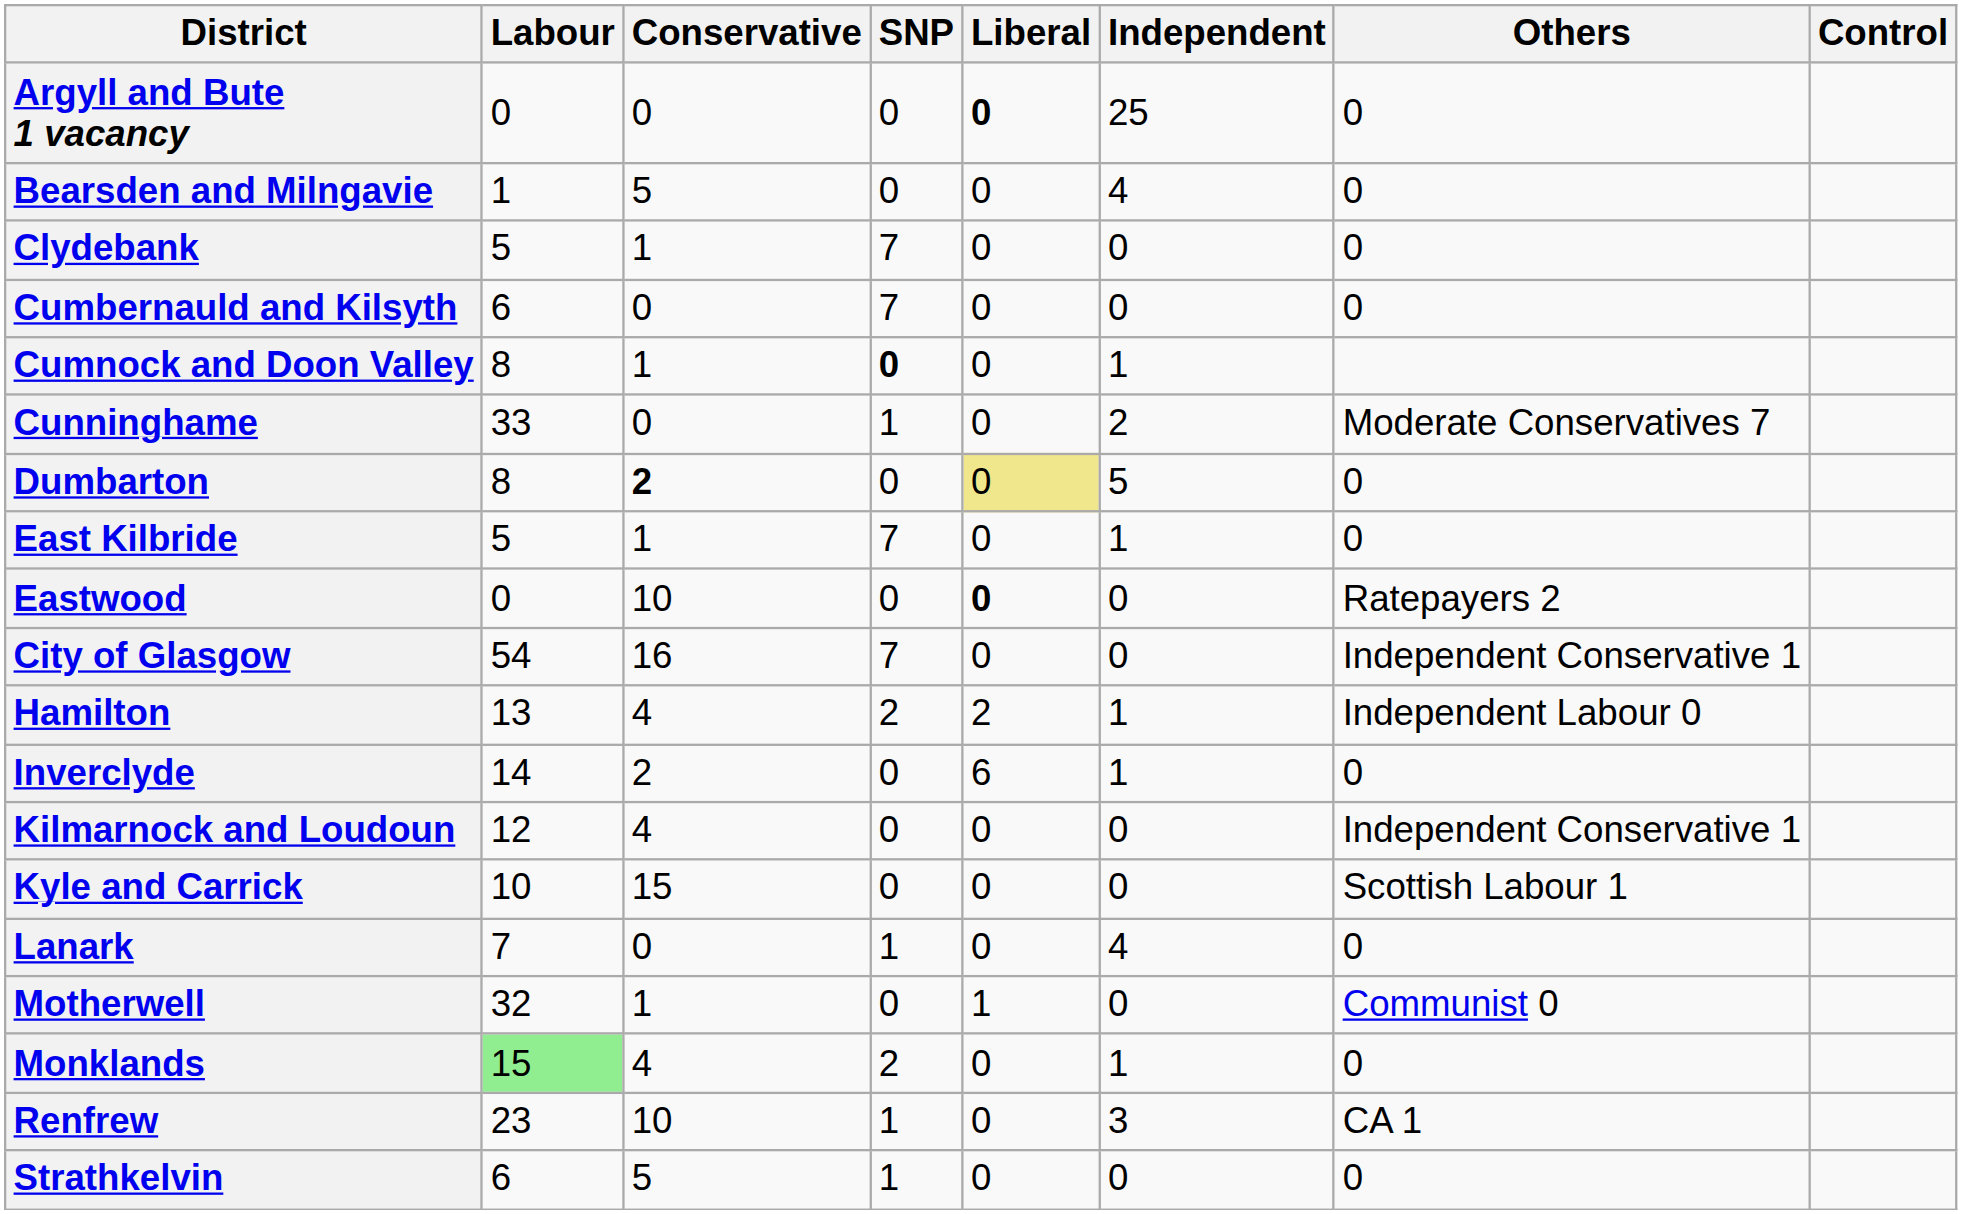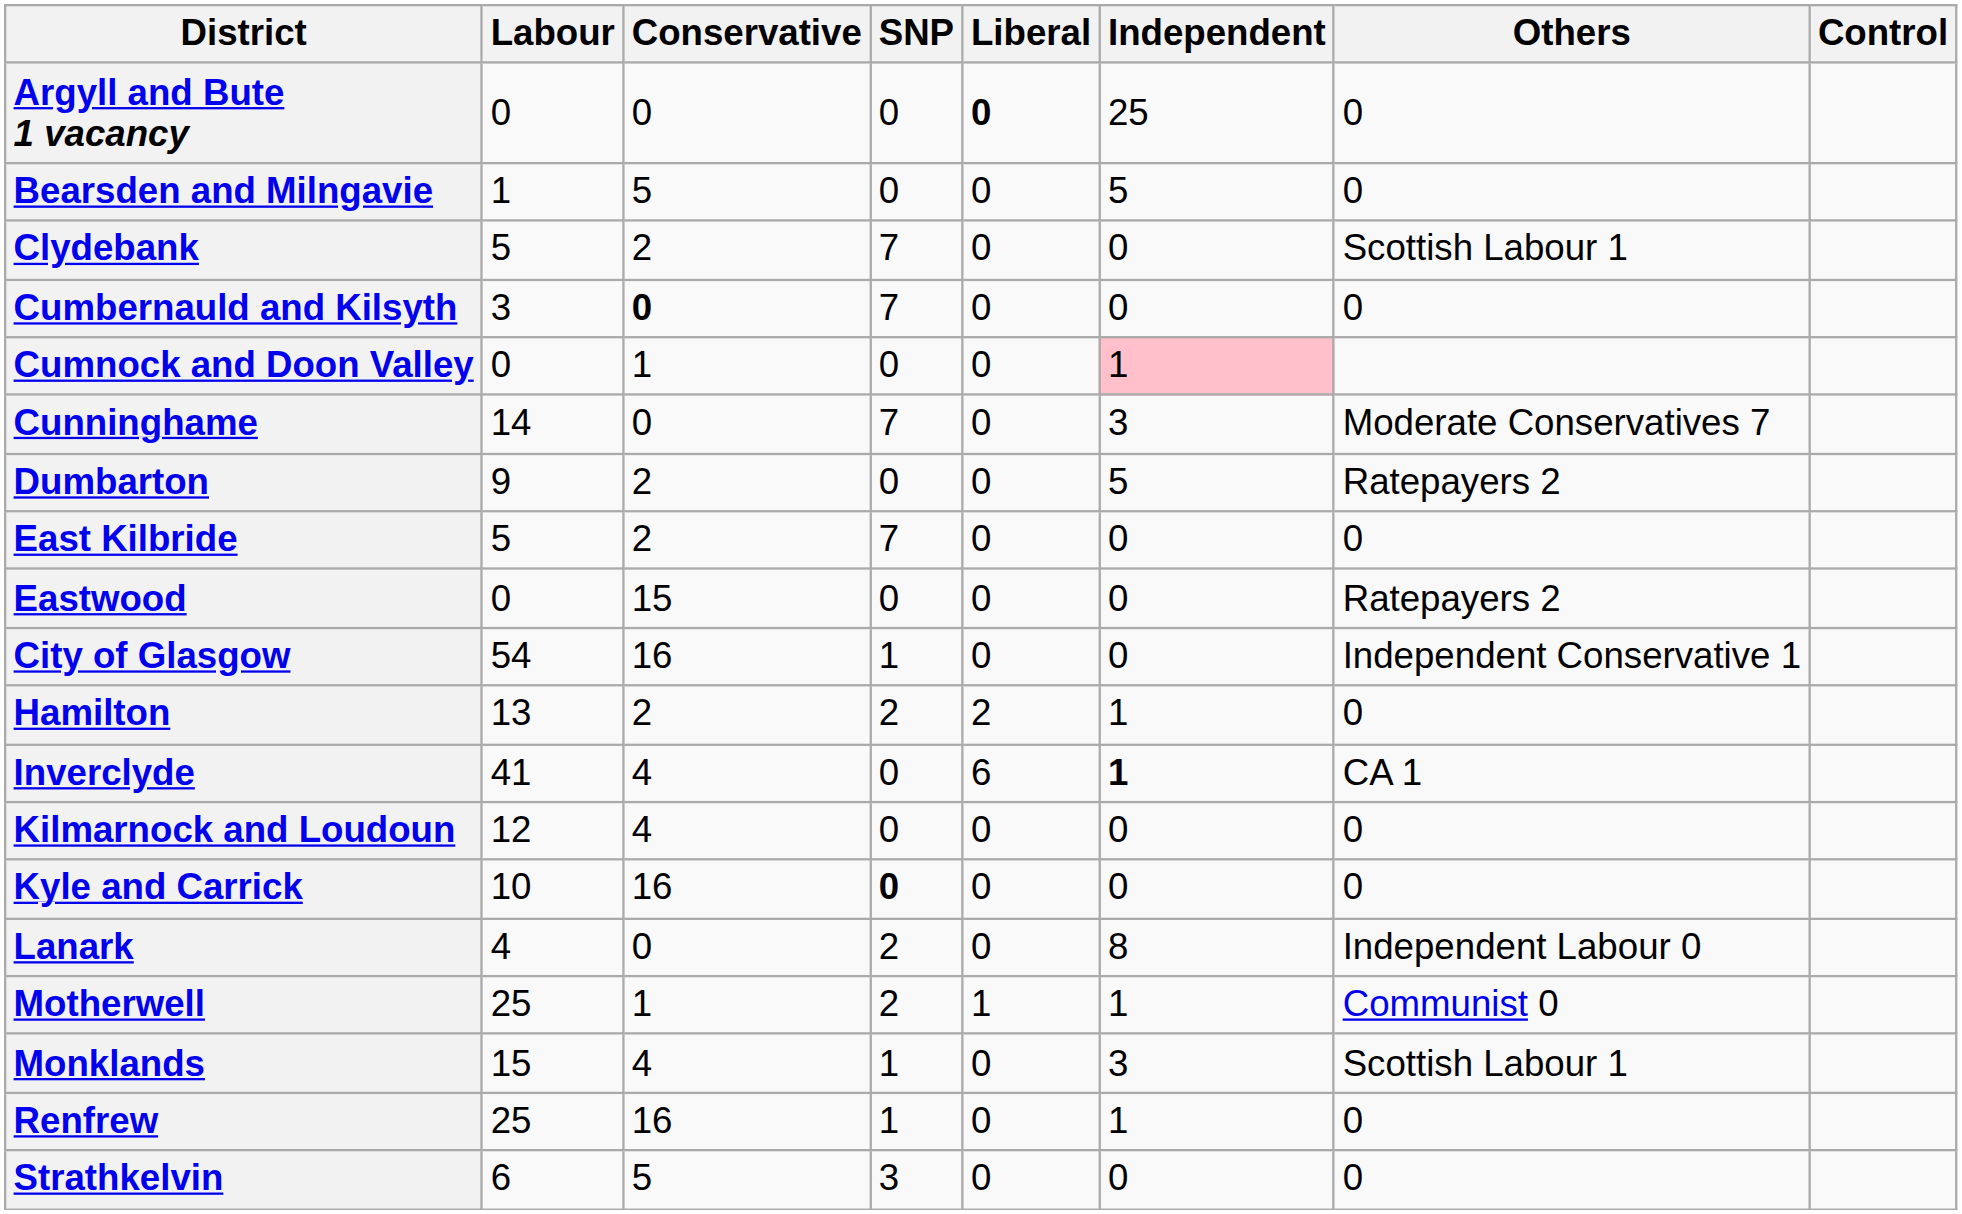(1118, 190) 4 -> (1118, 190) 5
(642, 249) 1 -> (642, 249) 2
(1353, 249) 0 -> (1485, 249) Scottish Labour 1
(501, 307) 6 -> (501, 307) 3
(642, 307) normal -> (642, 307) bold
(501, 365) 8 -> (501, 365) 0
(889, 365) bold -> (889, 365) normal
(1118, 365) no background -> (1118, 365) pink background
(511, 423) 33 -> (511, 423) 14
(889, 423) 1 -> (889, 423) 7
(1118, 423) 2 -> (1118, 423) 3
(501, 481) 8 -> (501, 481) 9
(642, 481) bold -> (642, 481) normal
(981, 481) khaki background -> (981, 481) no background
(1353, 481) 0 -> (1452, 481) Ratepayers 2
(642, 539) 1 -> (642, 539) 2
(1118, 539) 1 -> (1118, 539) 0
(652, 597) 10 -> (652, 597) 15
(981, 597) bold -> (981, 597) normal
(889, 655) 7 -> (889, 655) 1
(642, 713) 4 -> (642, 713) 2
(1522, 713) Independent Labour 0 -> (1353, 713) 0
(511, 772) 14 -> (511, 772) 41
(642, 772) 2 -> (642, 772) 4
(1118, 772) normal -> (1118, 772) bold
(1353, 772) 0 -> (1382, 772) CA 1
(1572, 830) Independent Conservative 1 -> (1353, 830) 0
(652, 888) 15 -> (652, 888) 16
(889, 888) normal -> (889, 888) bold
(1485, 888) Scottish Labour 1 -> (1353, 888) 0
(501, 946) 7 -> (501, 946) 4
(889, 946) 1 -> (889, 946) 2
(1118, 946) 4 -> (1118, 946) 8
(1353, 946) 0 -> (1522, 946) Independent Labour 0
(511, 1004) 32 -> (511, 1004) 25
(889, 1004) 0 -> (889, 1004) 2
(1118, 1004) 0 -> (1118, 1004) 1
(511, 1062) lightgreen background -> (511, 1062) no background
(889, 1062) 2 -> (889, 1062) 1
(1118, 1062) 1 -> (1118, 1062) 3
(1353, 1062) 0 -> (1485, 1062) Scottish Labour 1
(511, 1120) 23 -> (511, 1120) 25
(652, 1120) 10 -> (652, 1120) 16
(1118, 1120) 3 -> (1118, 1120) 1
(1382, 1120) CA 1 -> (1353, 1120) 0
(889, 1178) 1 -> (889, 1178) 3
